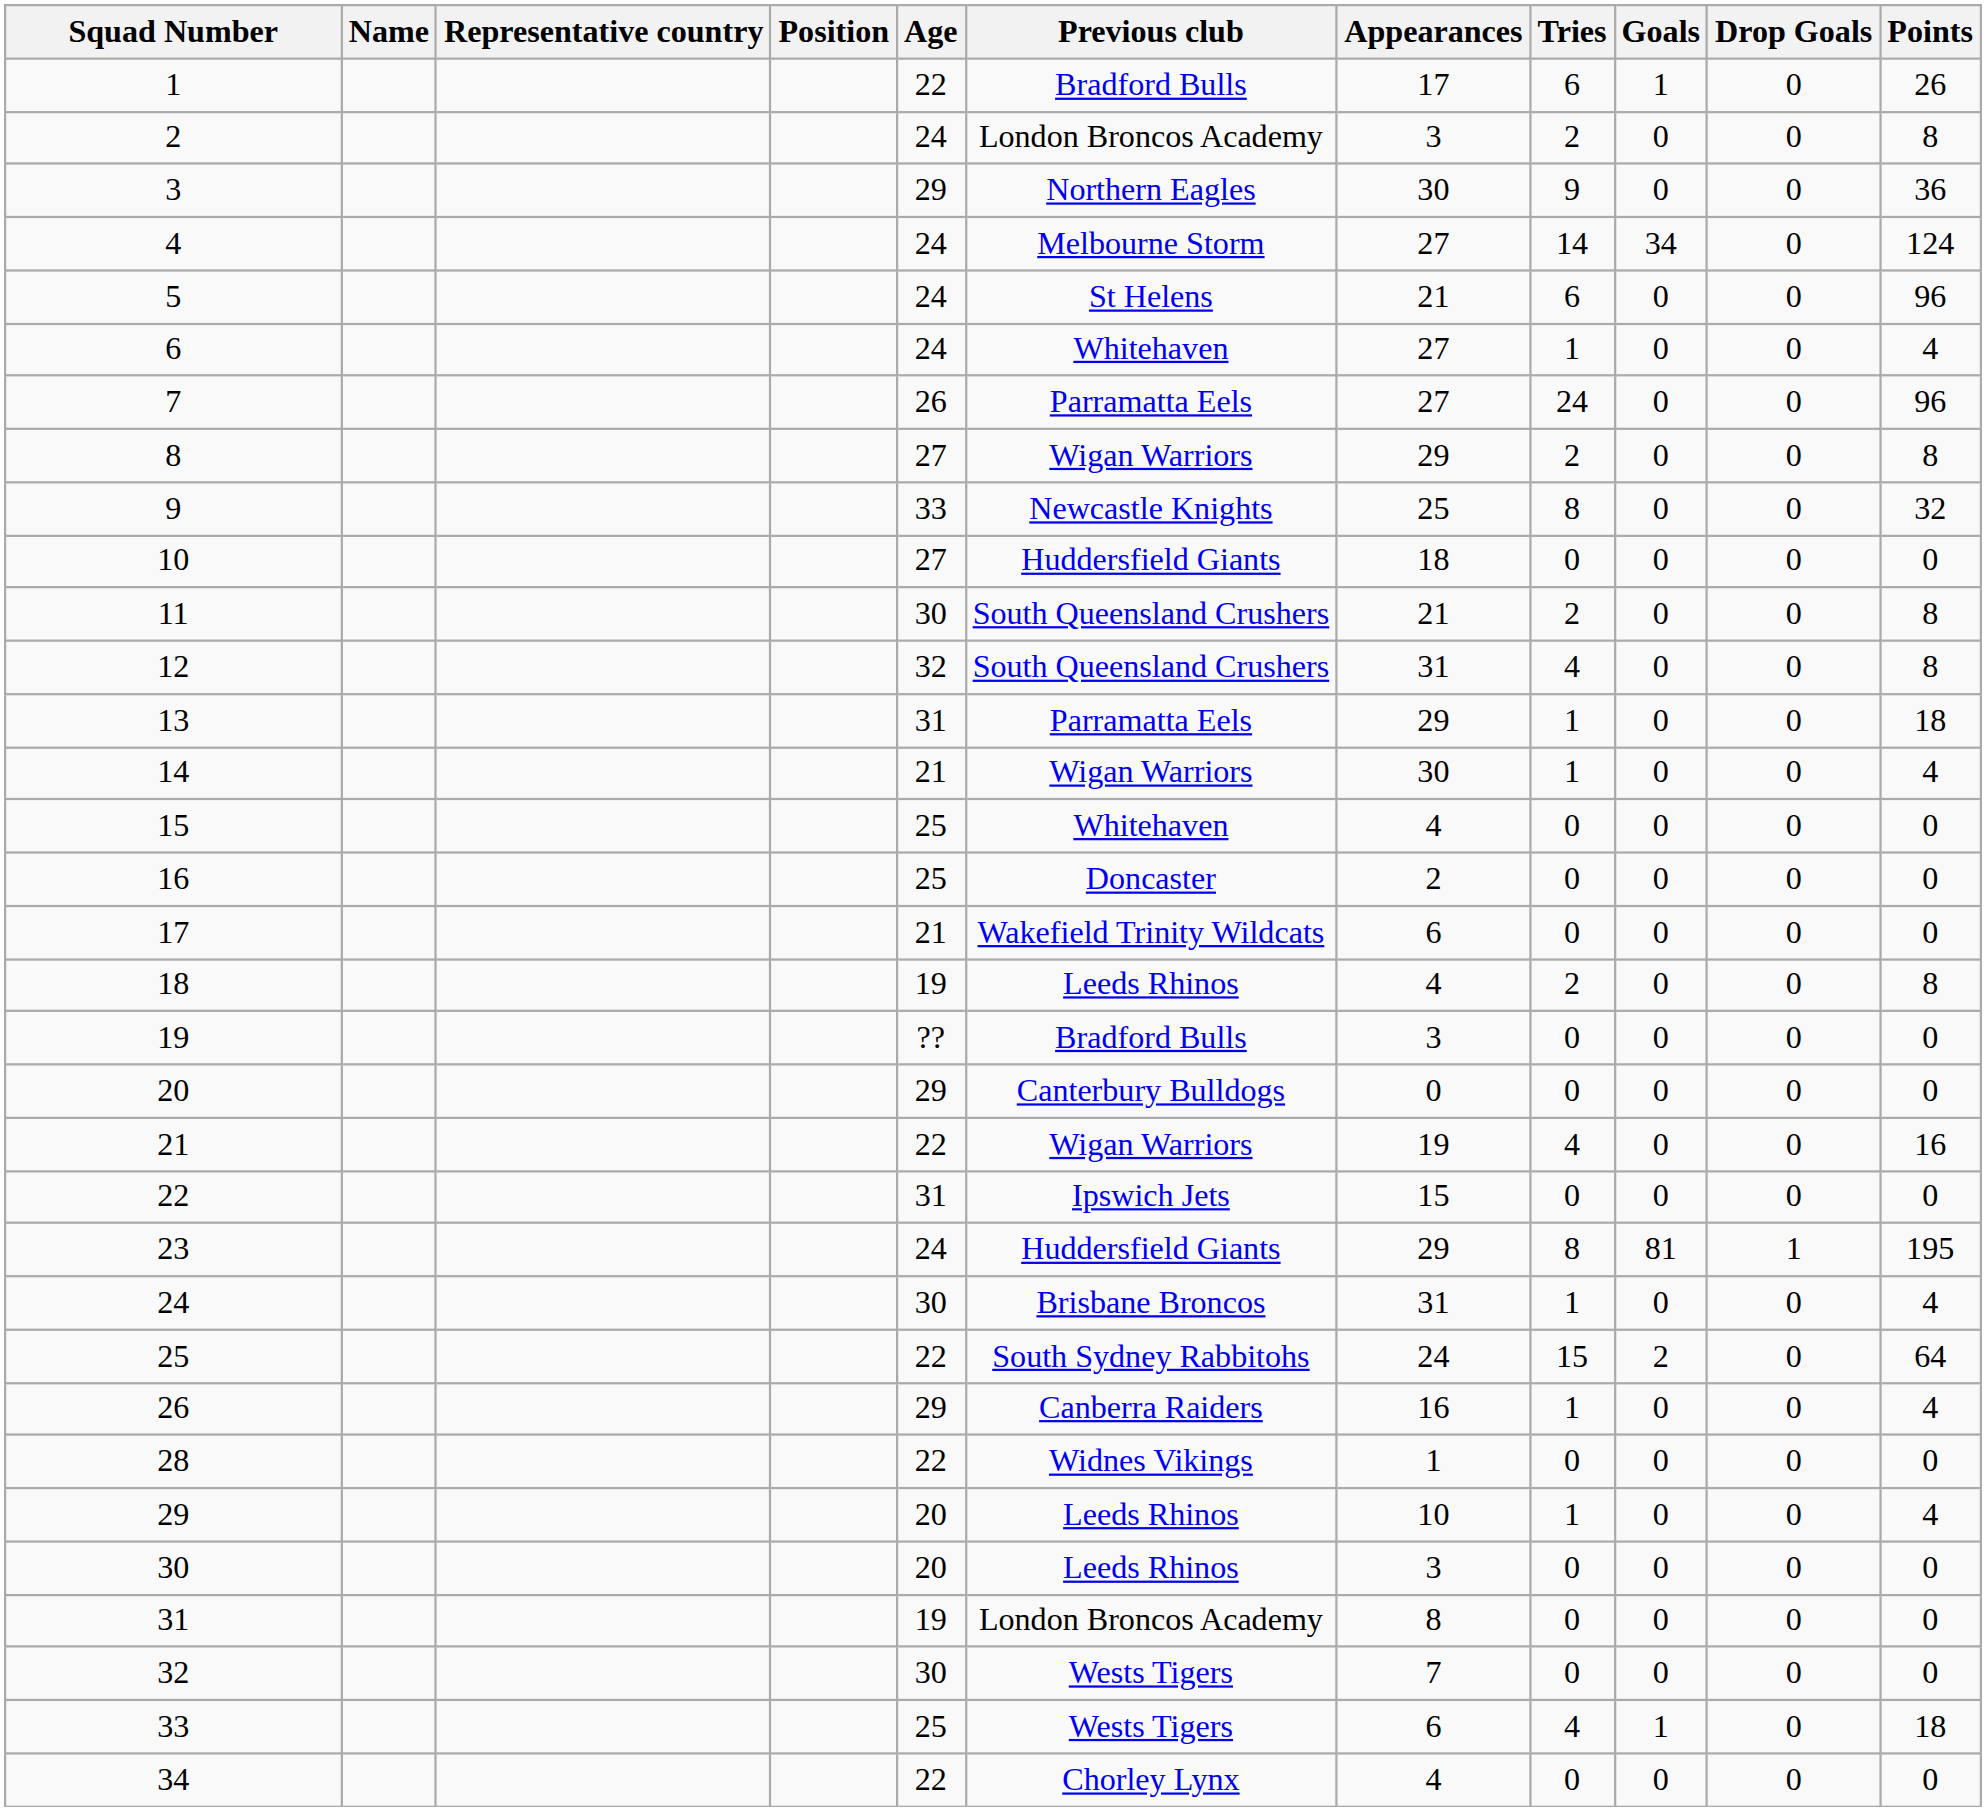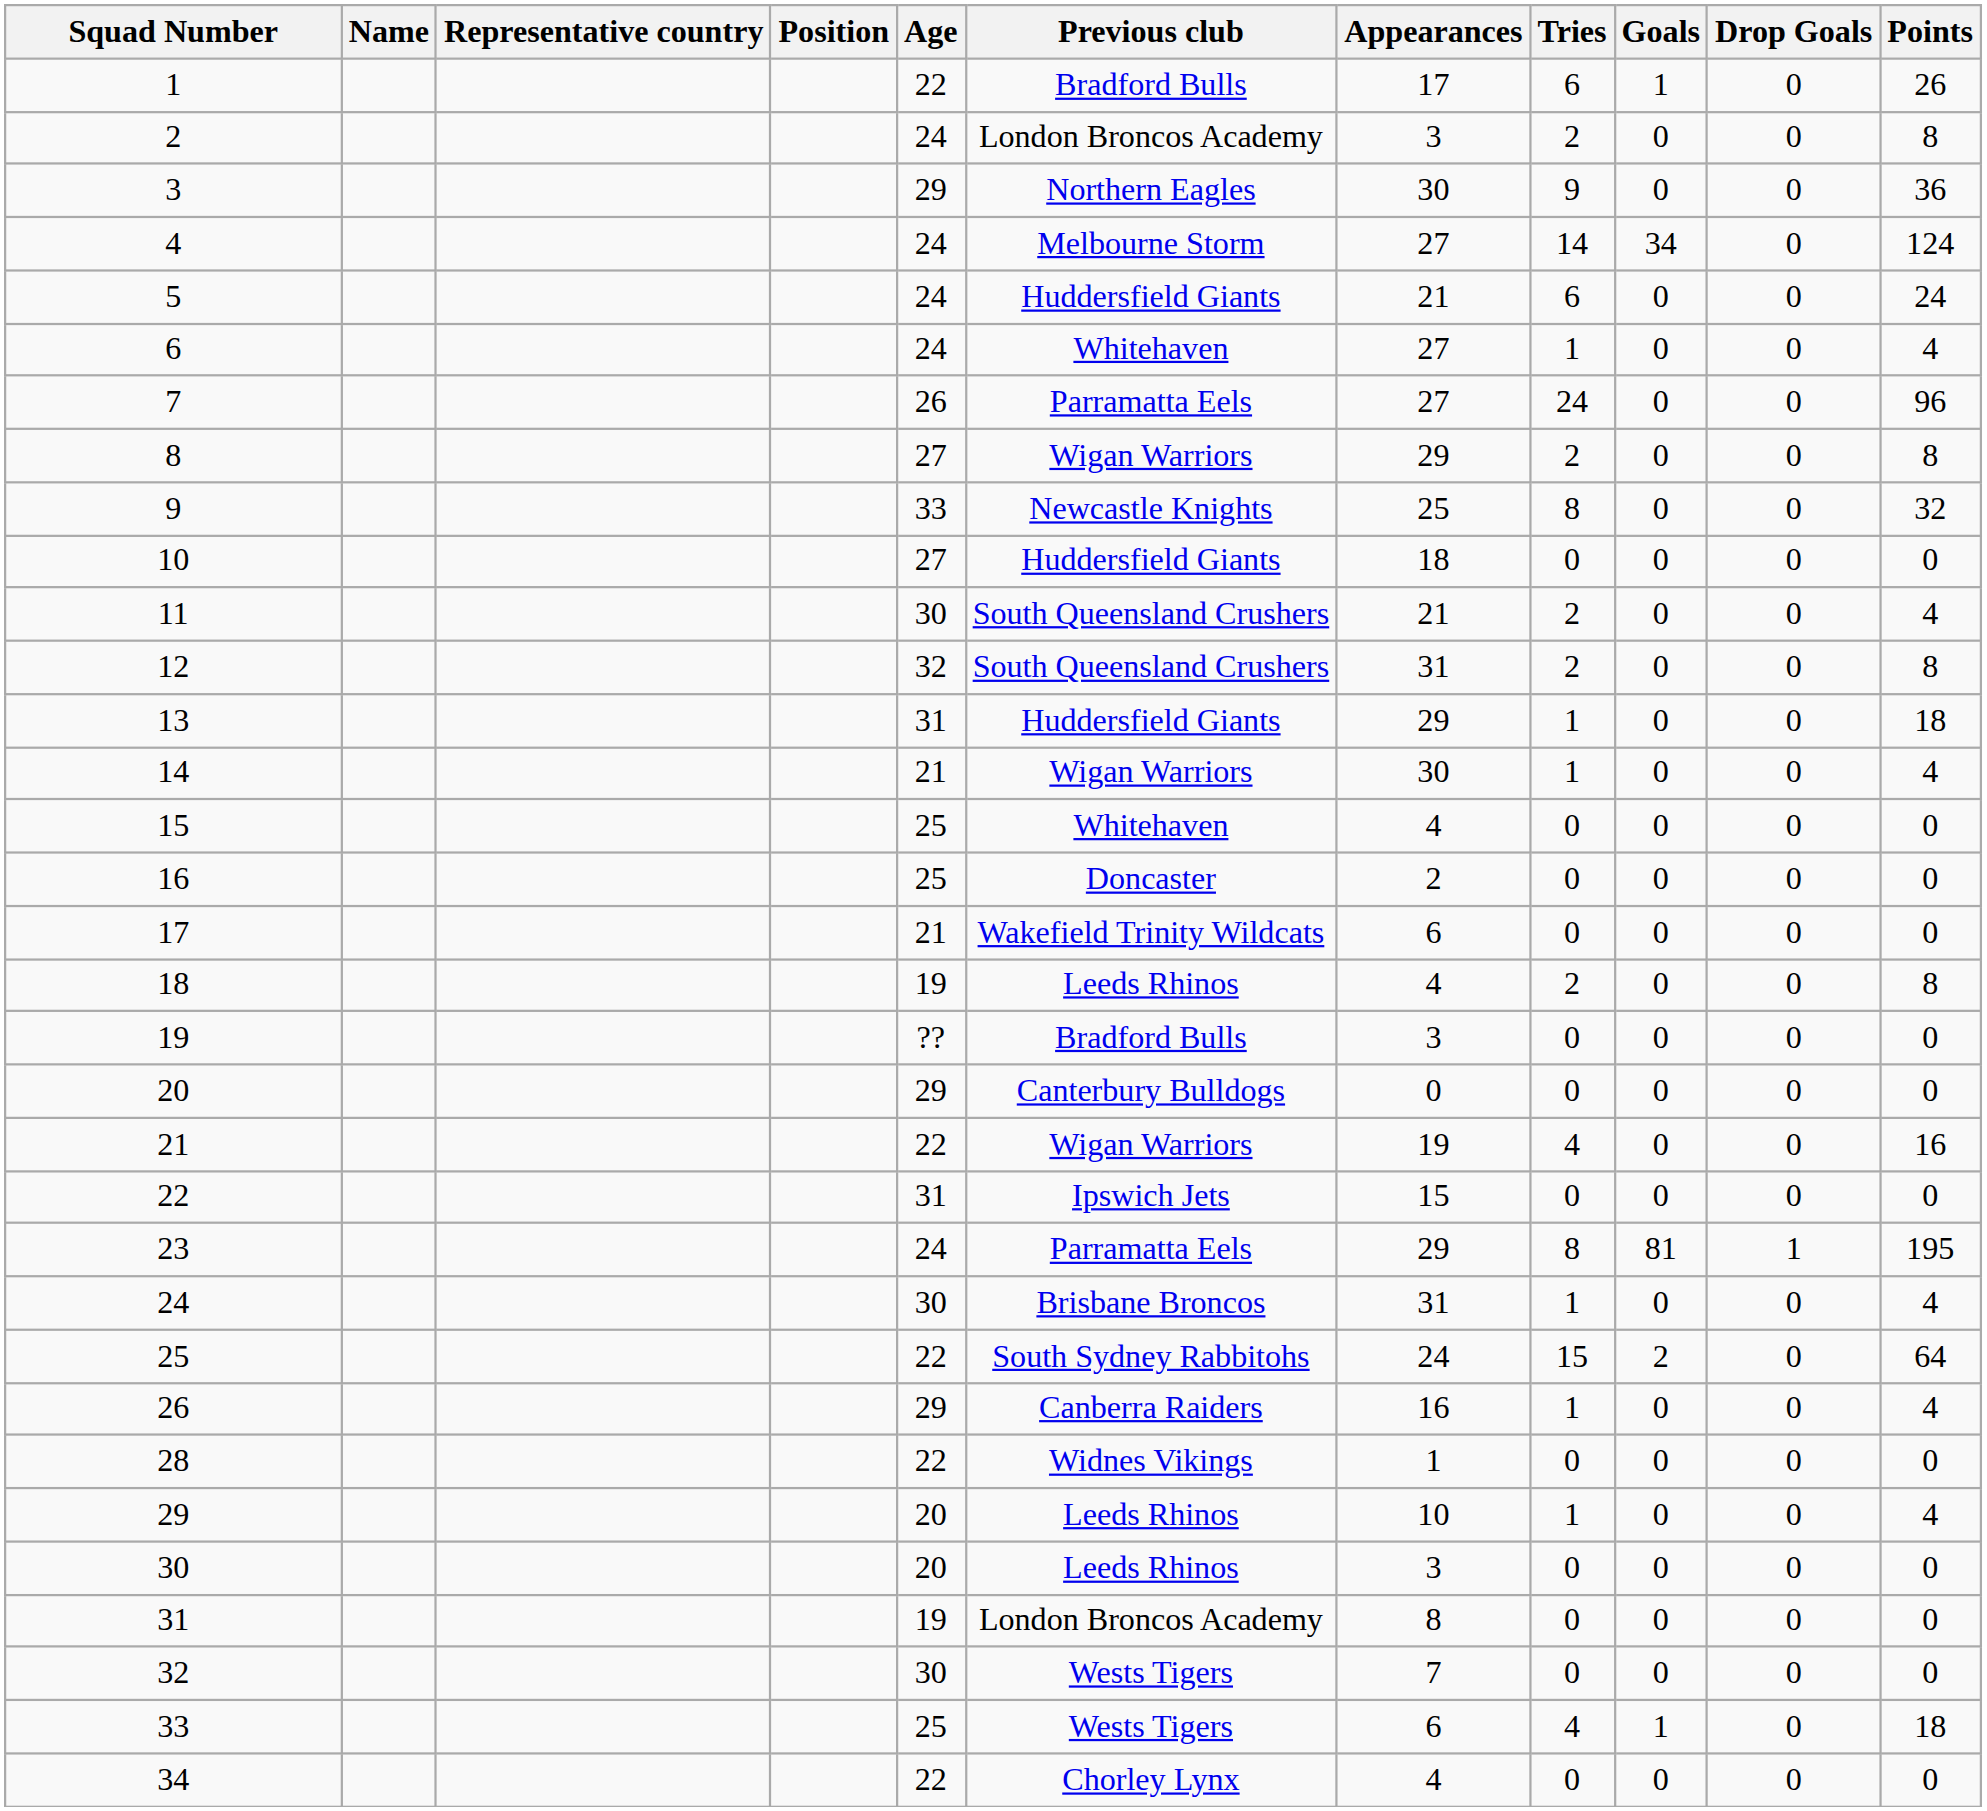(1151, 296) St Helens -> (1151, 296) Huddersfield Giants
(1930, 296) 96 -> (1930, 296) 24
(1930, 613) 8 -> (1930, 613) 4
(1572, 666) 4 -> (1572, 666) 2
(1151, 719) Parramatta Eels -> (1151, 719) Huddersfield Giants
(1151, 1249) Huddersfield Giants -> (1151, 1249) Parramatta Eels
